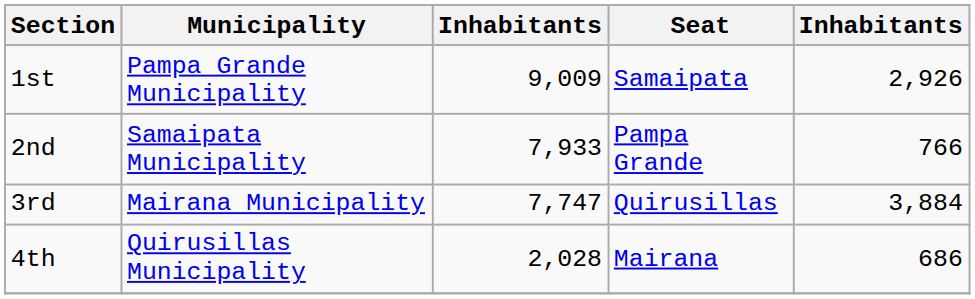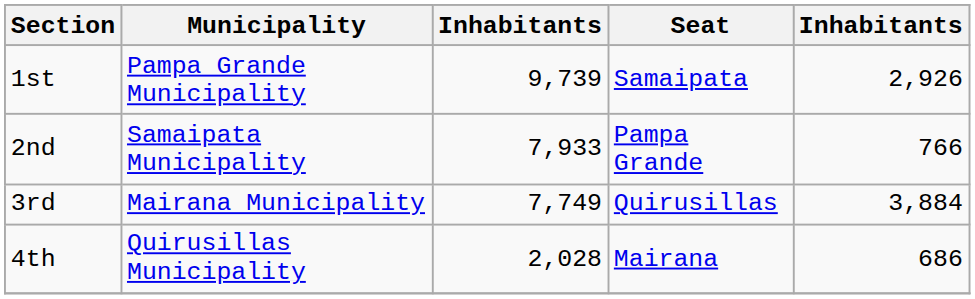(565, 80) 9,009 -> (565, 80) 9,739
(565, 204) 7,747 -> (565, 204) 7,749
